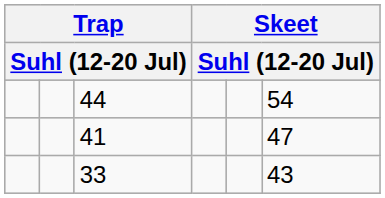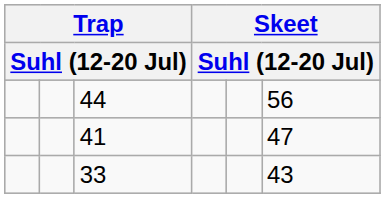(280, 99) 54 -> (280, 99) 56
